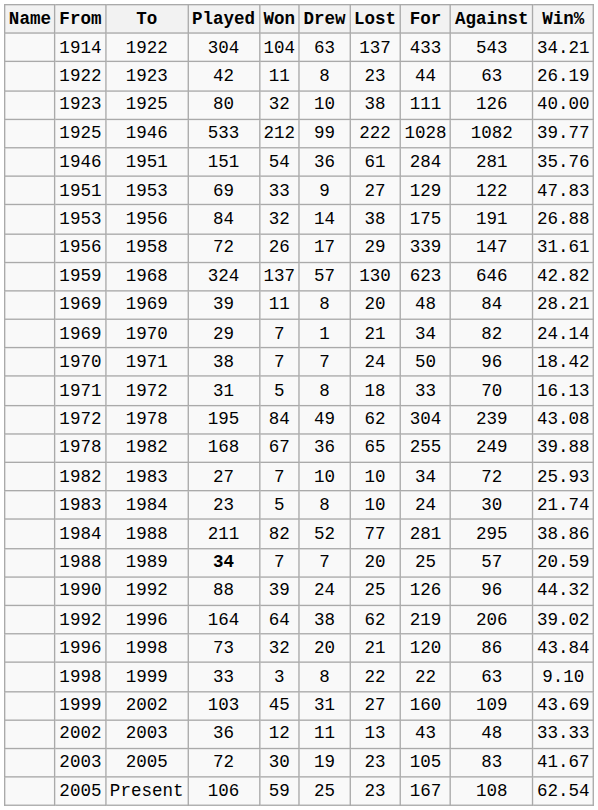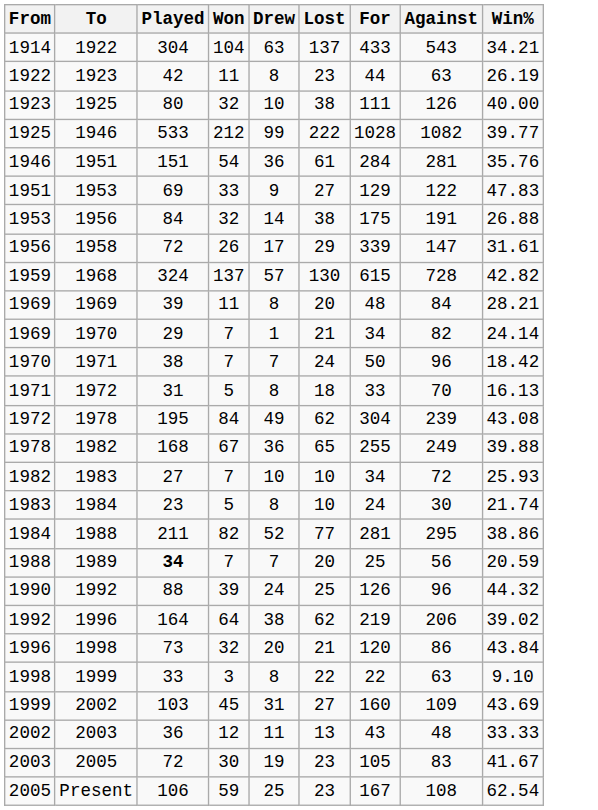- column: (30, 19)
(425, 276) 623 -> (375, 276) 615
(492, 276) 646 -> (441, 276) 728
(492, 562) 57 -> (441, 562) 56
